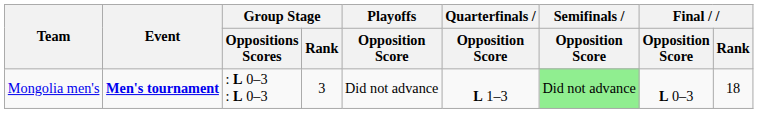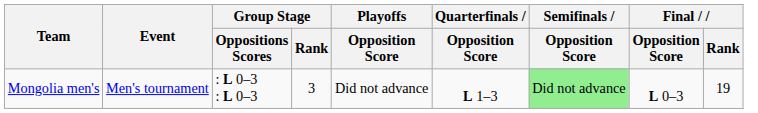(163, 88) bold -> (157, 88) normal
(733, 88) 18 -> (723, 88) 19
